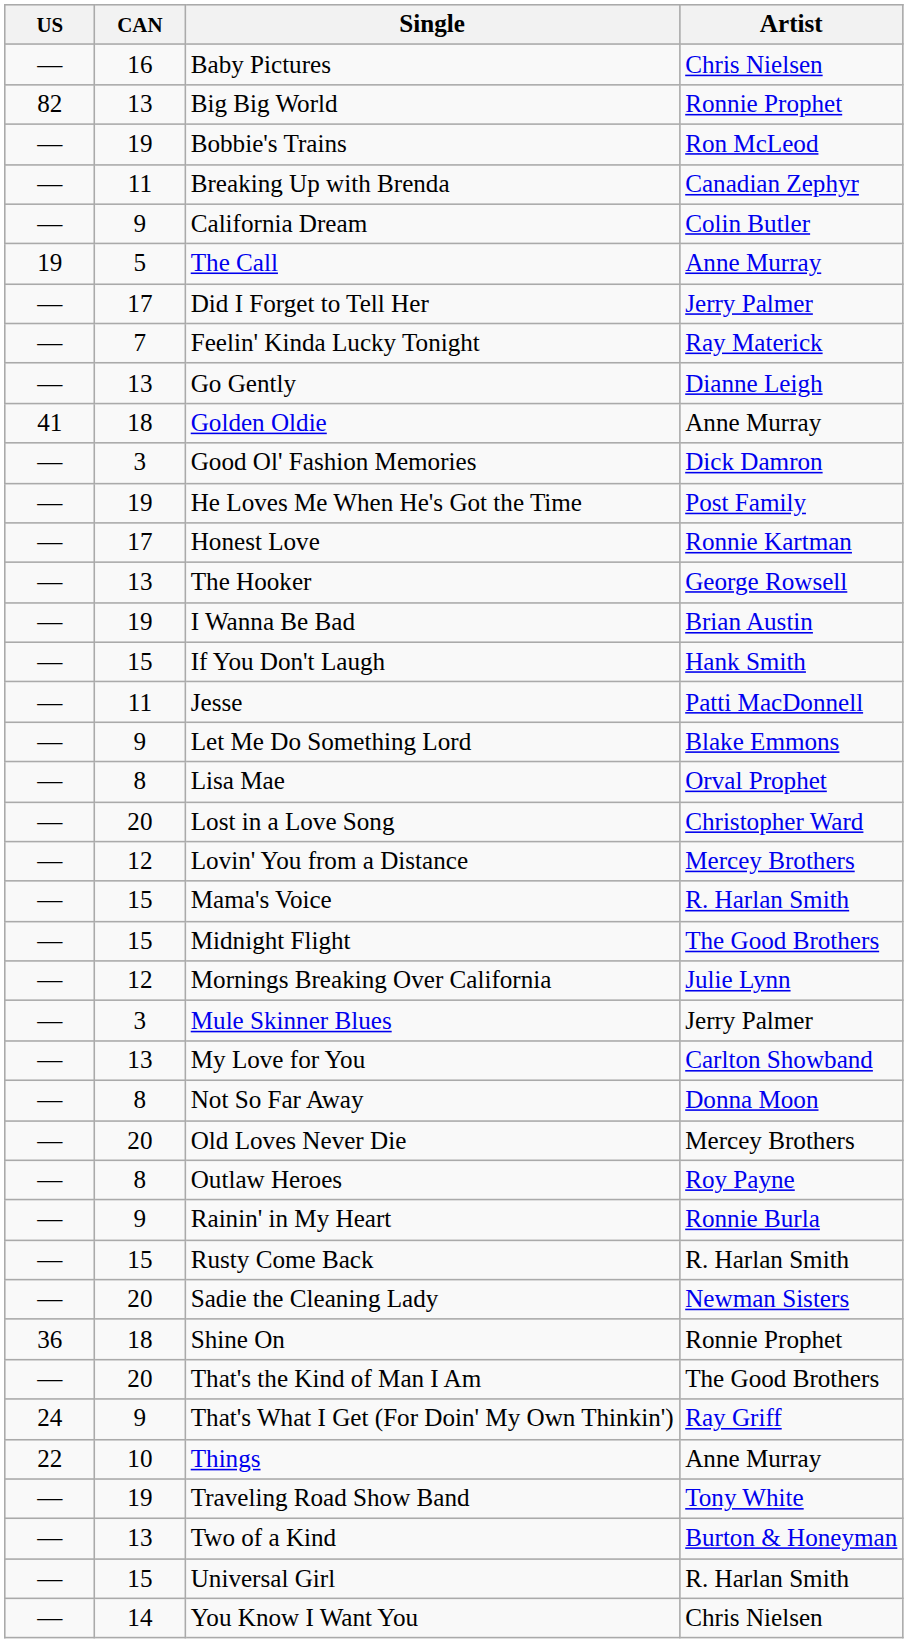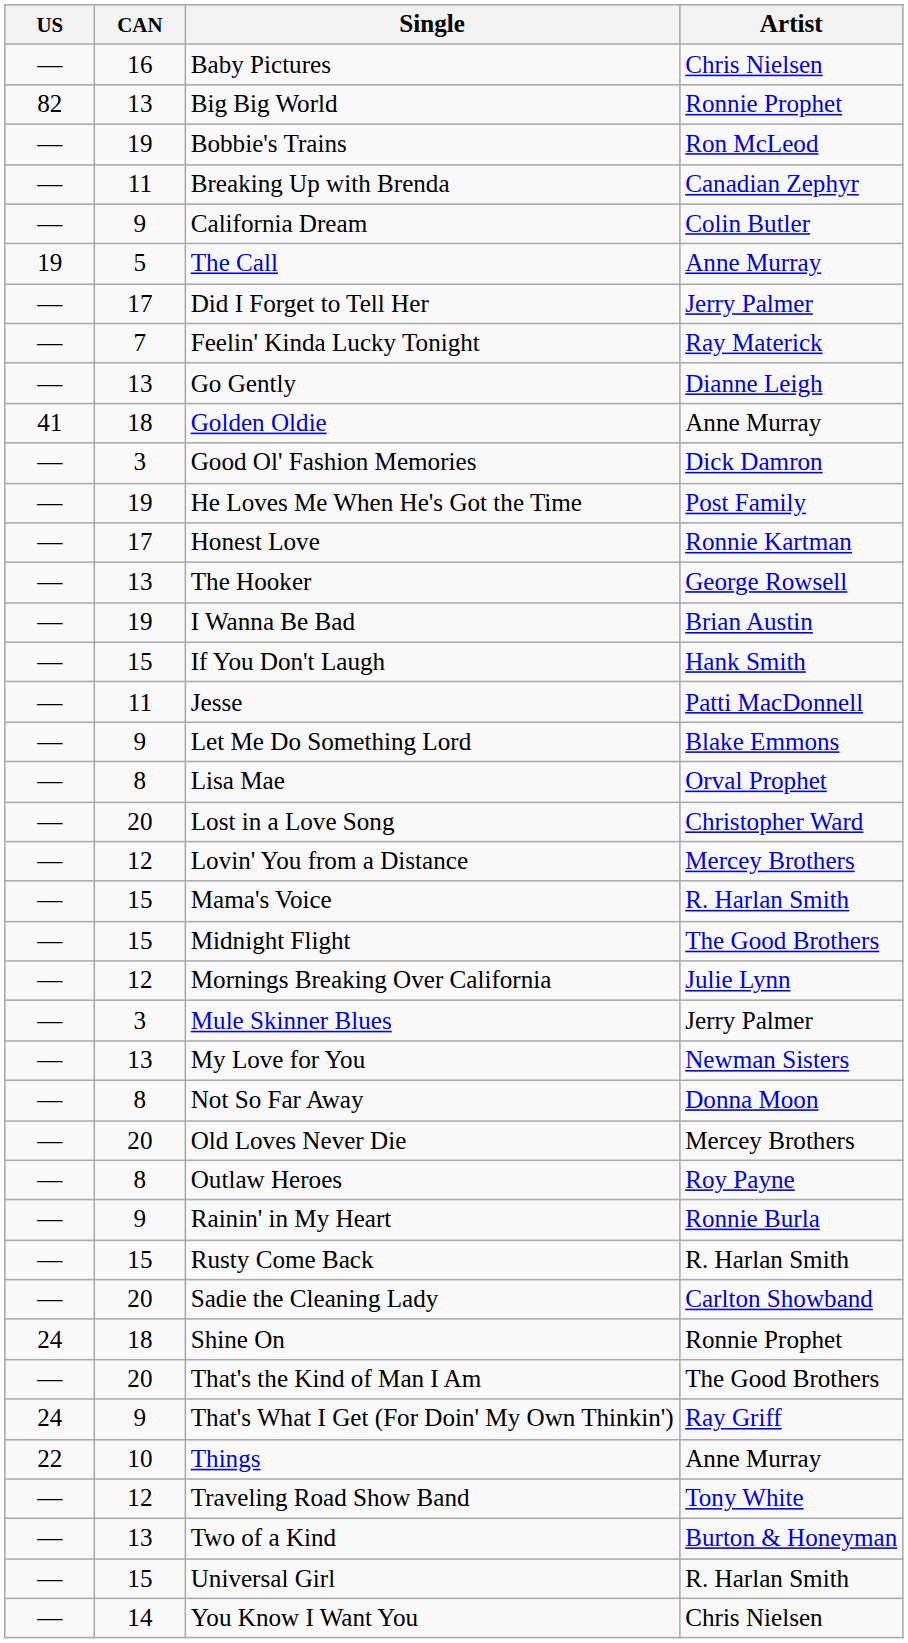(779, 1060) Carlton Showband -> (767, 1060) Newman Sisters
(767, 1299) Newman Sisters -> (779, 1299) Carlton Showband
(50, 1339) 36 -> (50, 1339) 24
(140, 1498) 19 -> (140, 1498) 12
